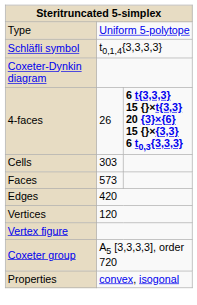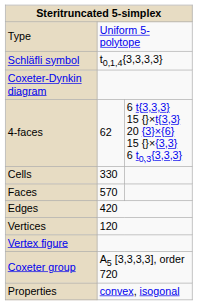(105, 121) 26 -> (106, 133) 62
(154, 121) bold -> (154, 133) normal
(108, 163) 303 -> (109, 175) 330
(108, 180) 573 -> (109, 192) 570
